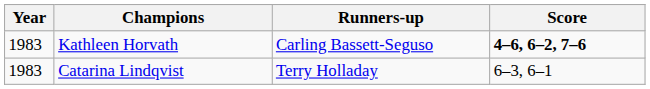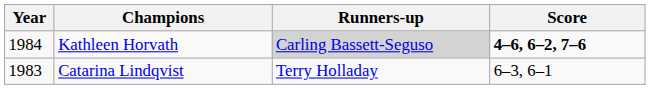(25, 44) 1983 -> (25, 44) 1984
(355, 44) no background -> (355, 44) lightgrey background
